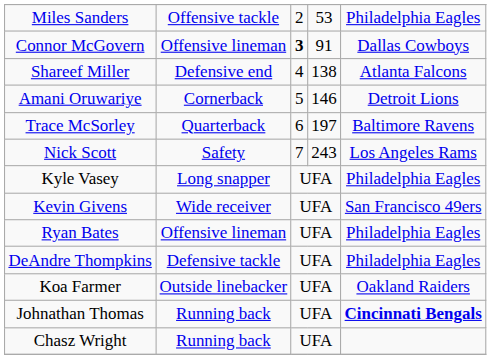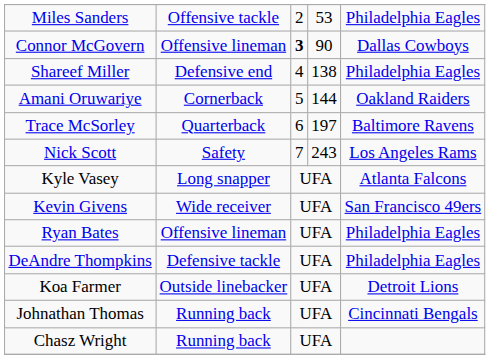(324, 44) 91 -> (324, 44) 90
(413, 71) Atlanta Falcons -> (413, 71) Philadelphia Eagles
(324, 98) 146 -> (324, 98) 144
(413, 98) Detroit Lions -> (413, 98) Oakland Raiders
(413, 179) Philadelphia Eagles -> (413, 179) Atlanta Falcons
(413, 286) Oakland Raiders -> (413, 286) Detroit Lions
(413, 313) bold -> (413, 313) normal
